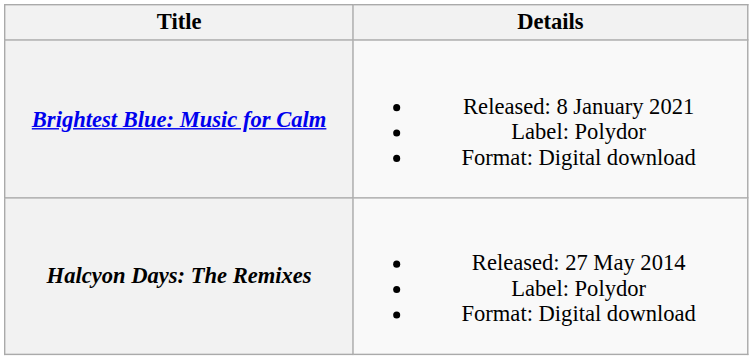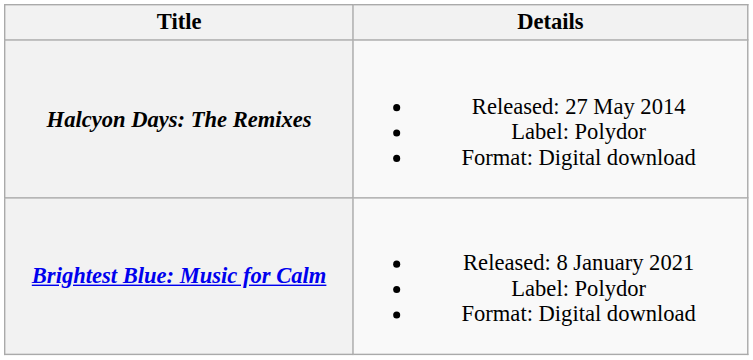rows swapped: (179, 275) <-> (179, 118)
